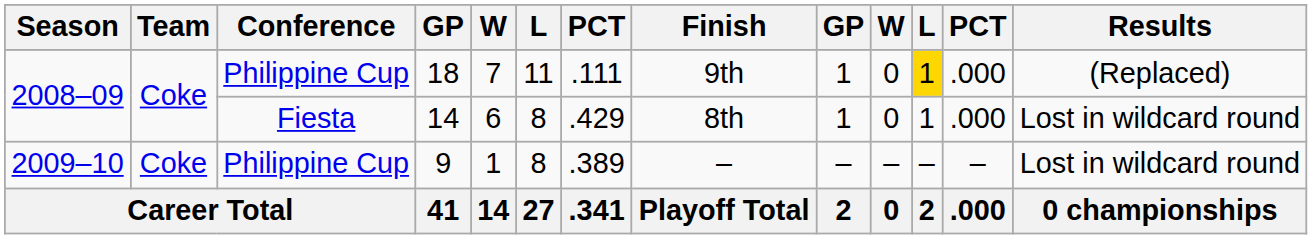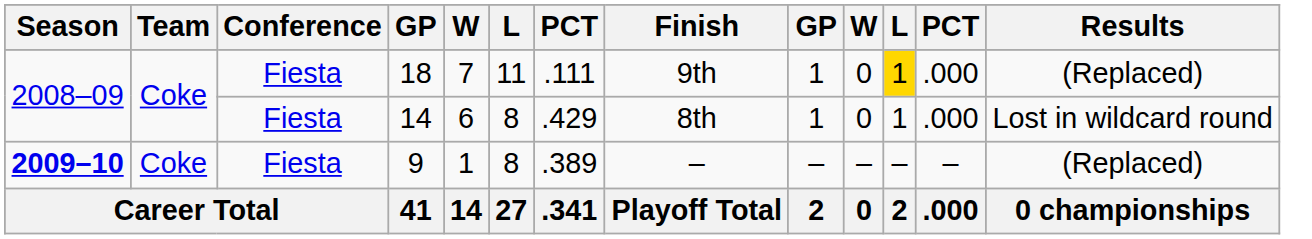(316, 73) Philippine Cup -> (303, 73) Fiesta
(68, 164) normal -> (68, 164) bold
(316, 164) Philippine Cup -> (303, 164) Fiesta
(1160, 164) Lost in wildcard round -> (1133, 164) (Replaced)
